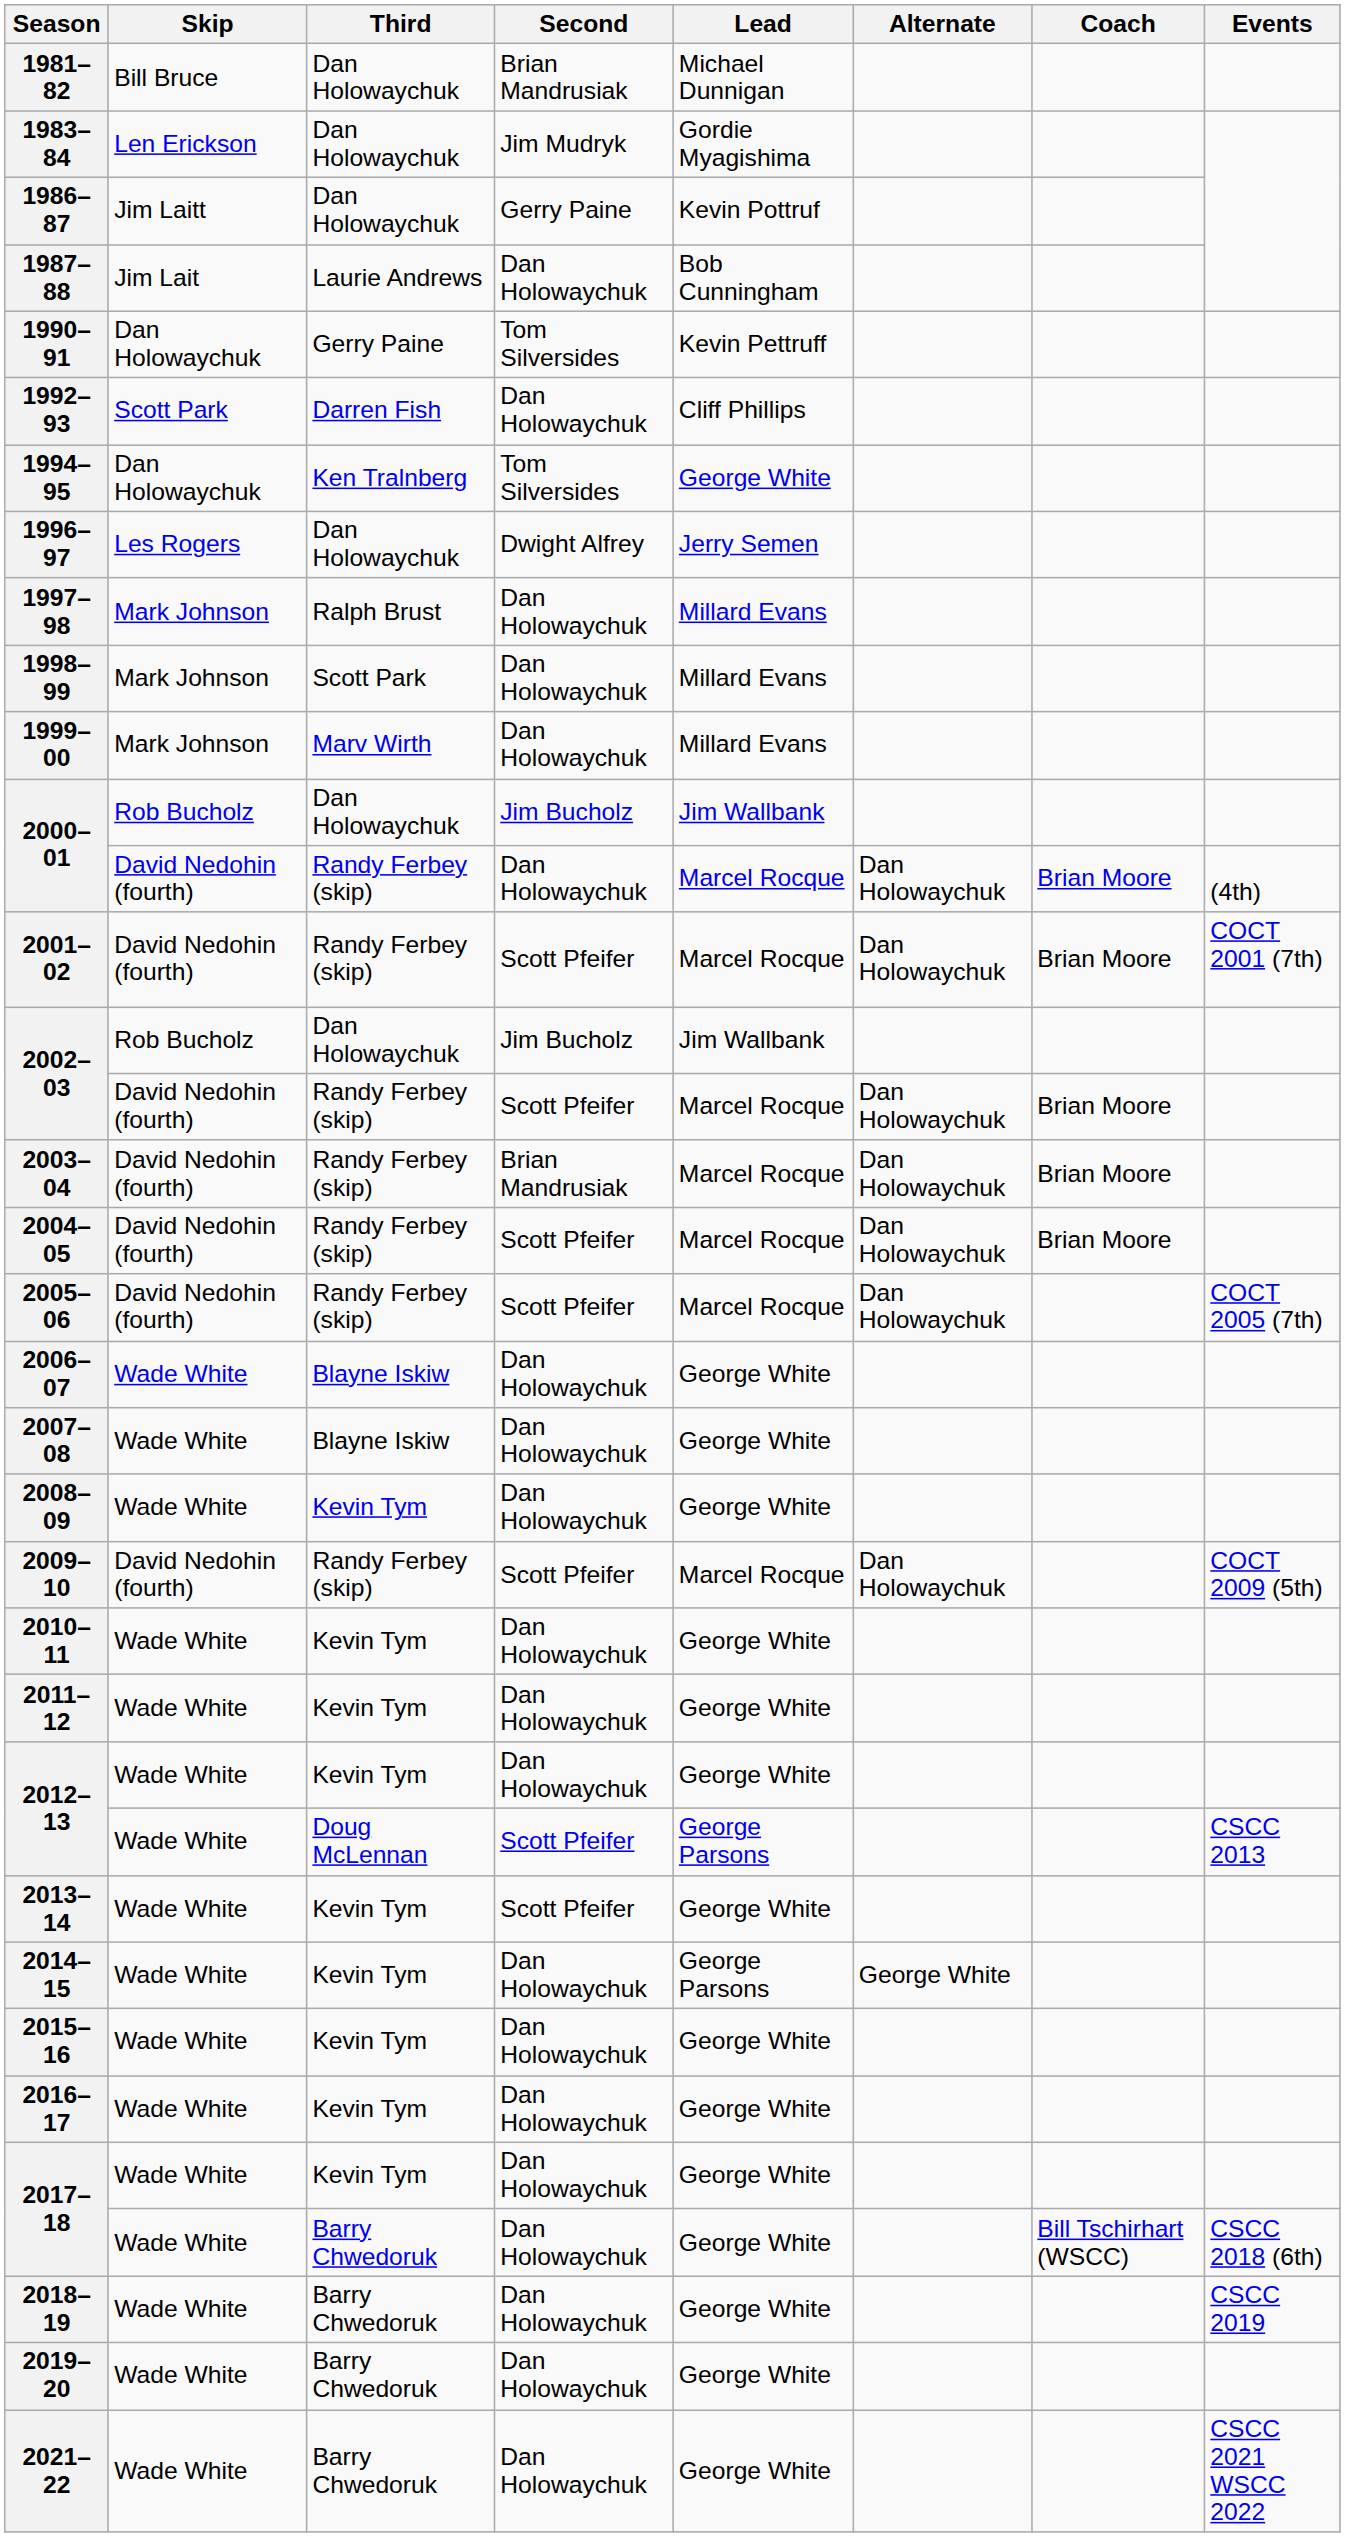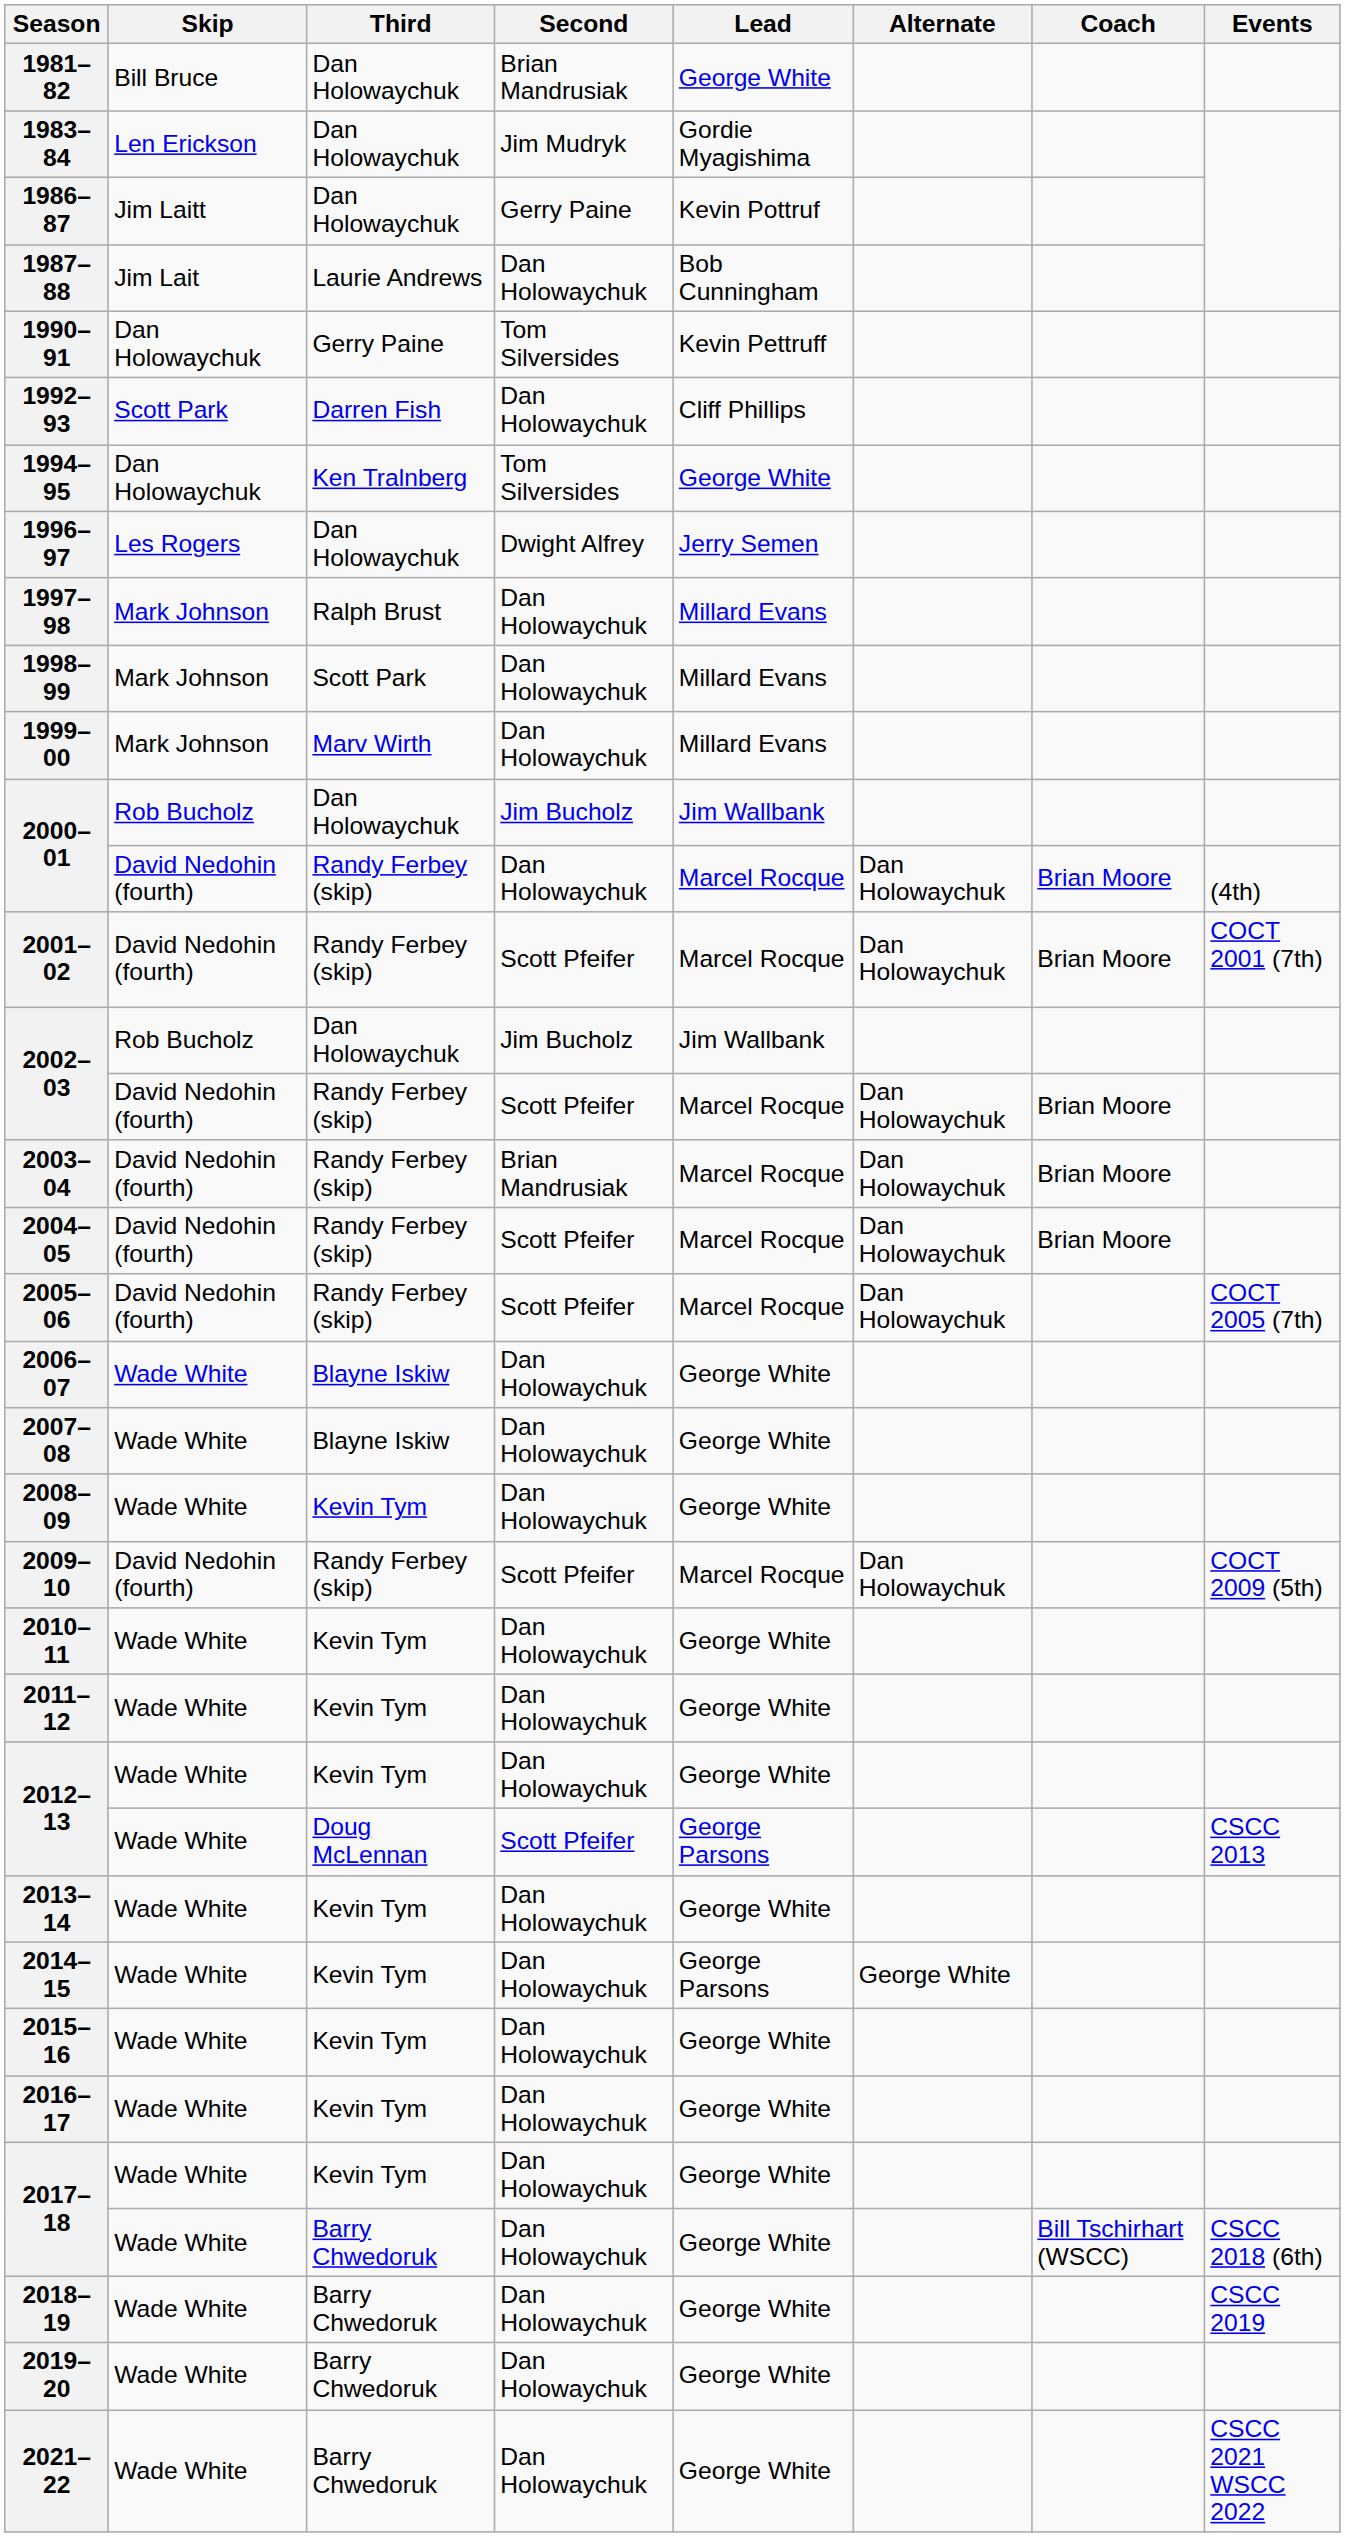(732, 76) Michael Dunnigan -> (755, 76) George White
(567, 1908) Scott Pfeifer -> (574, 1908) Dan Holowaychuk
